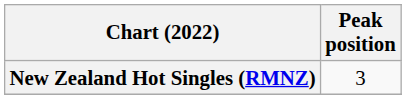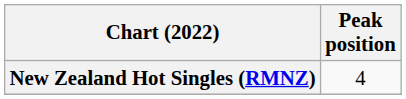(361, 77) 3 -> (361, 77) 4
